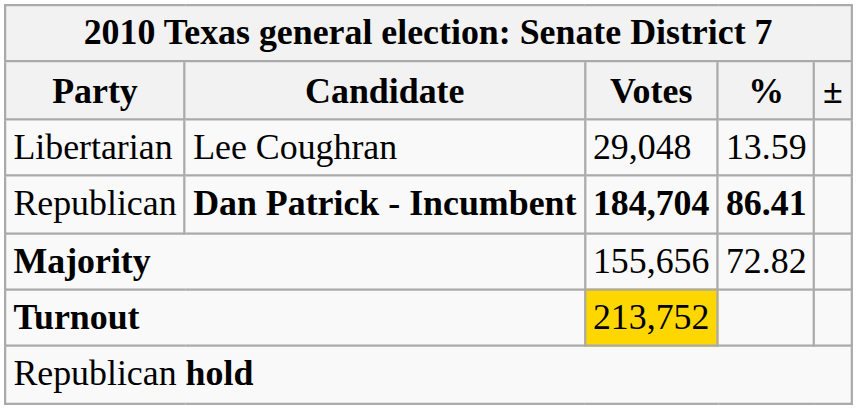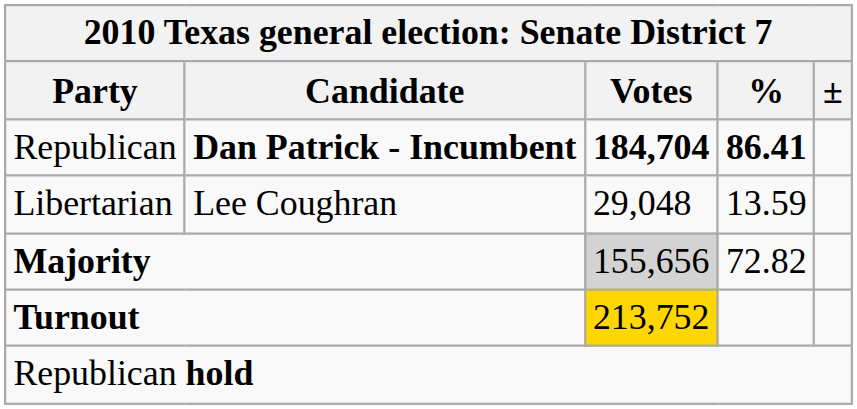rows swapped: (95, 203) <-> (93, 146)
(651, 260) no background -> (651, 260) lightgrey background
